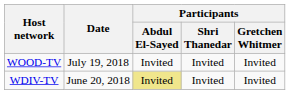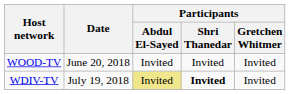(98, 62) July 19, 2018 -> (98, 62) June 20, 2018
(98, 80) June 20, 2018 -> (98, 80) July 19, 2018
(208, 80) normal -> (208, 80) bold
